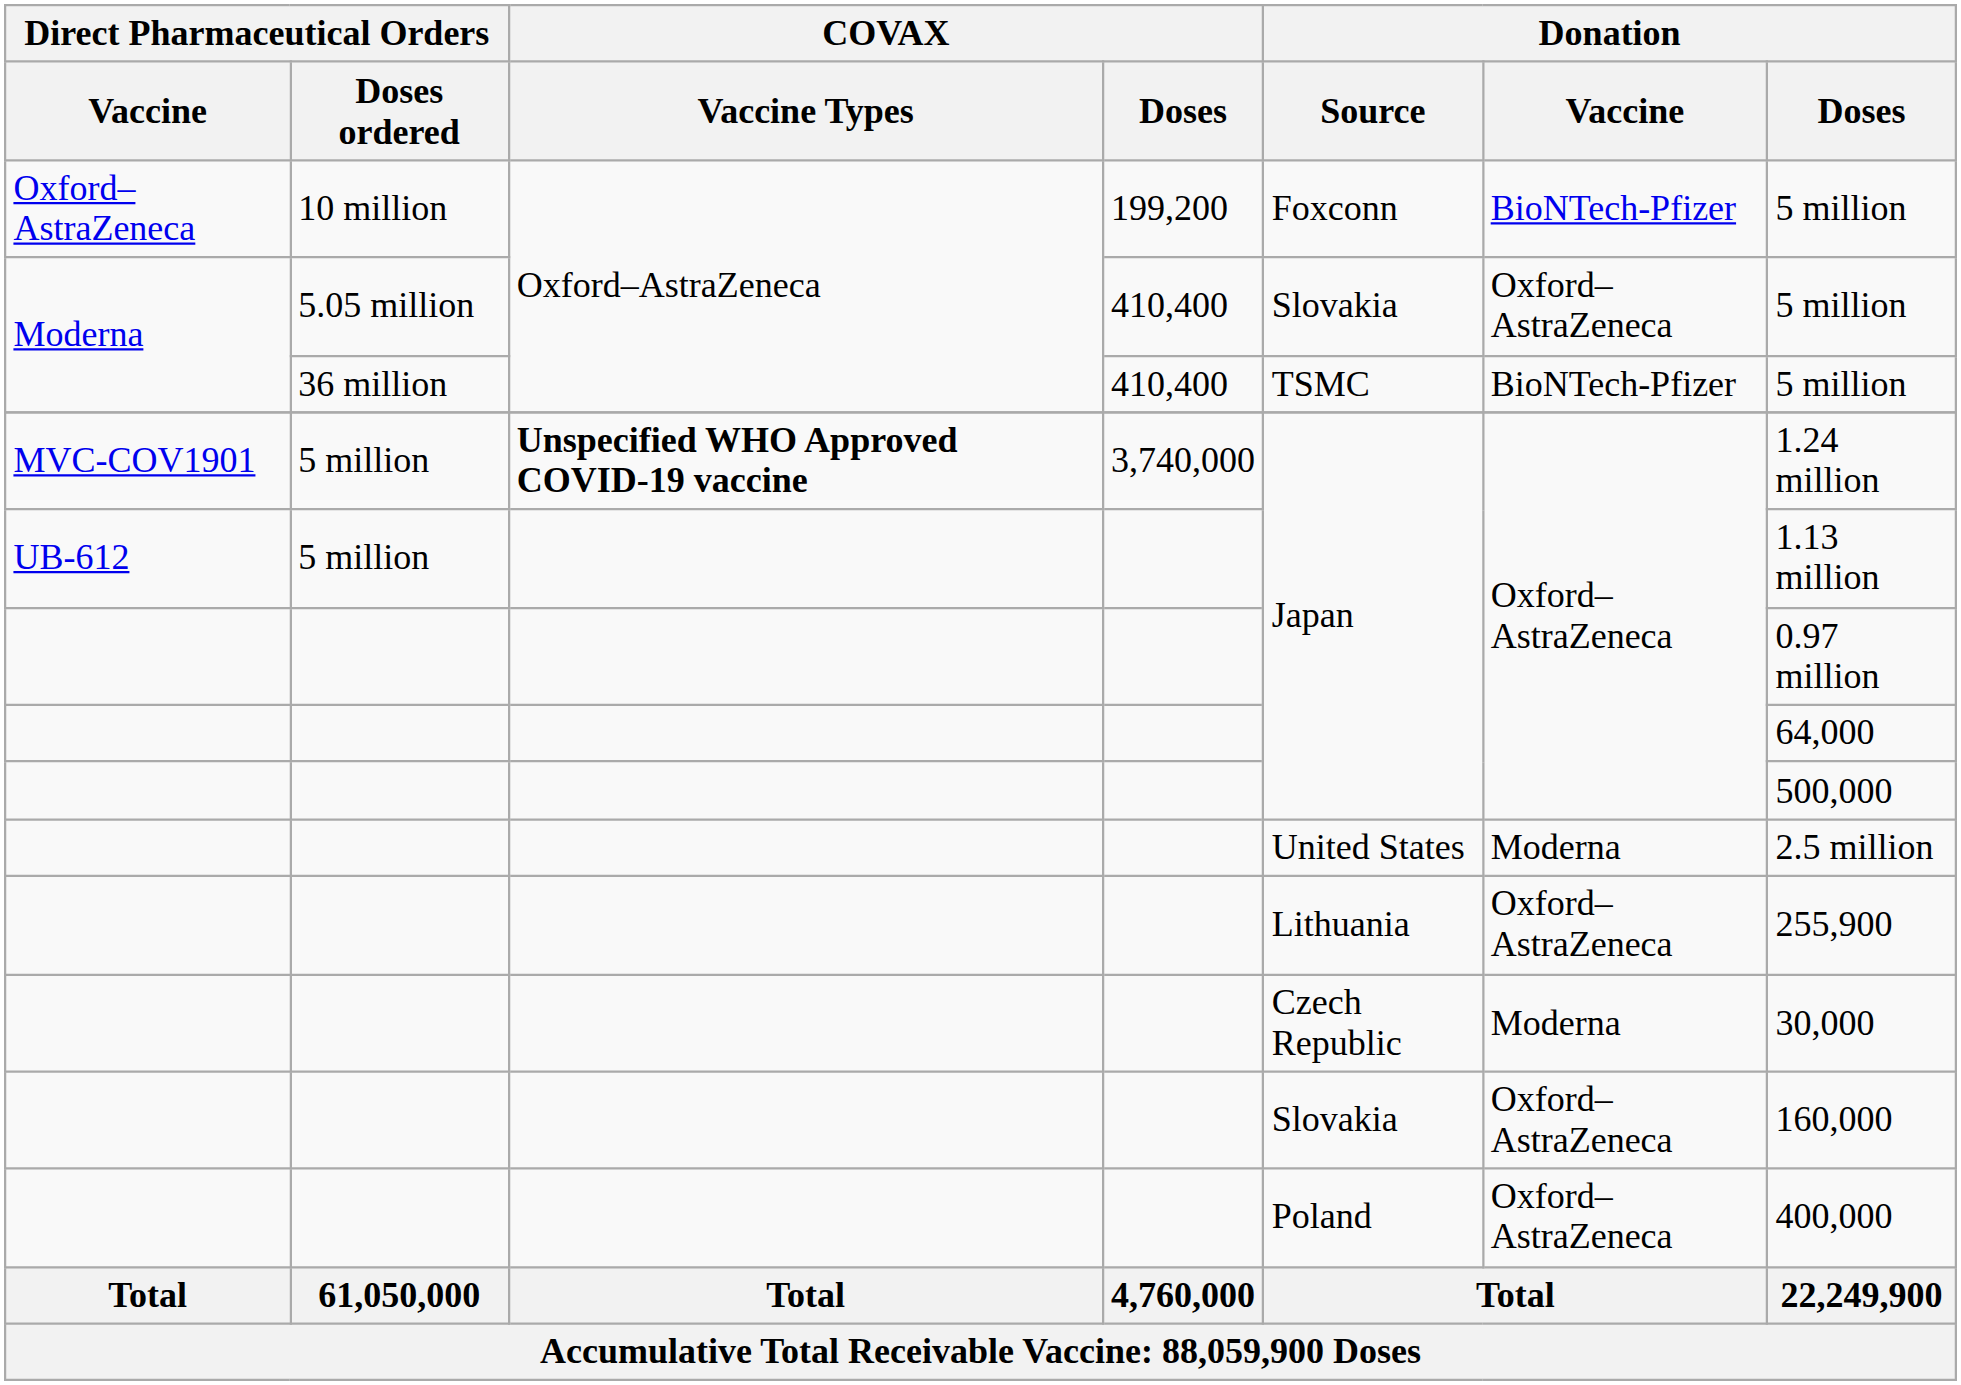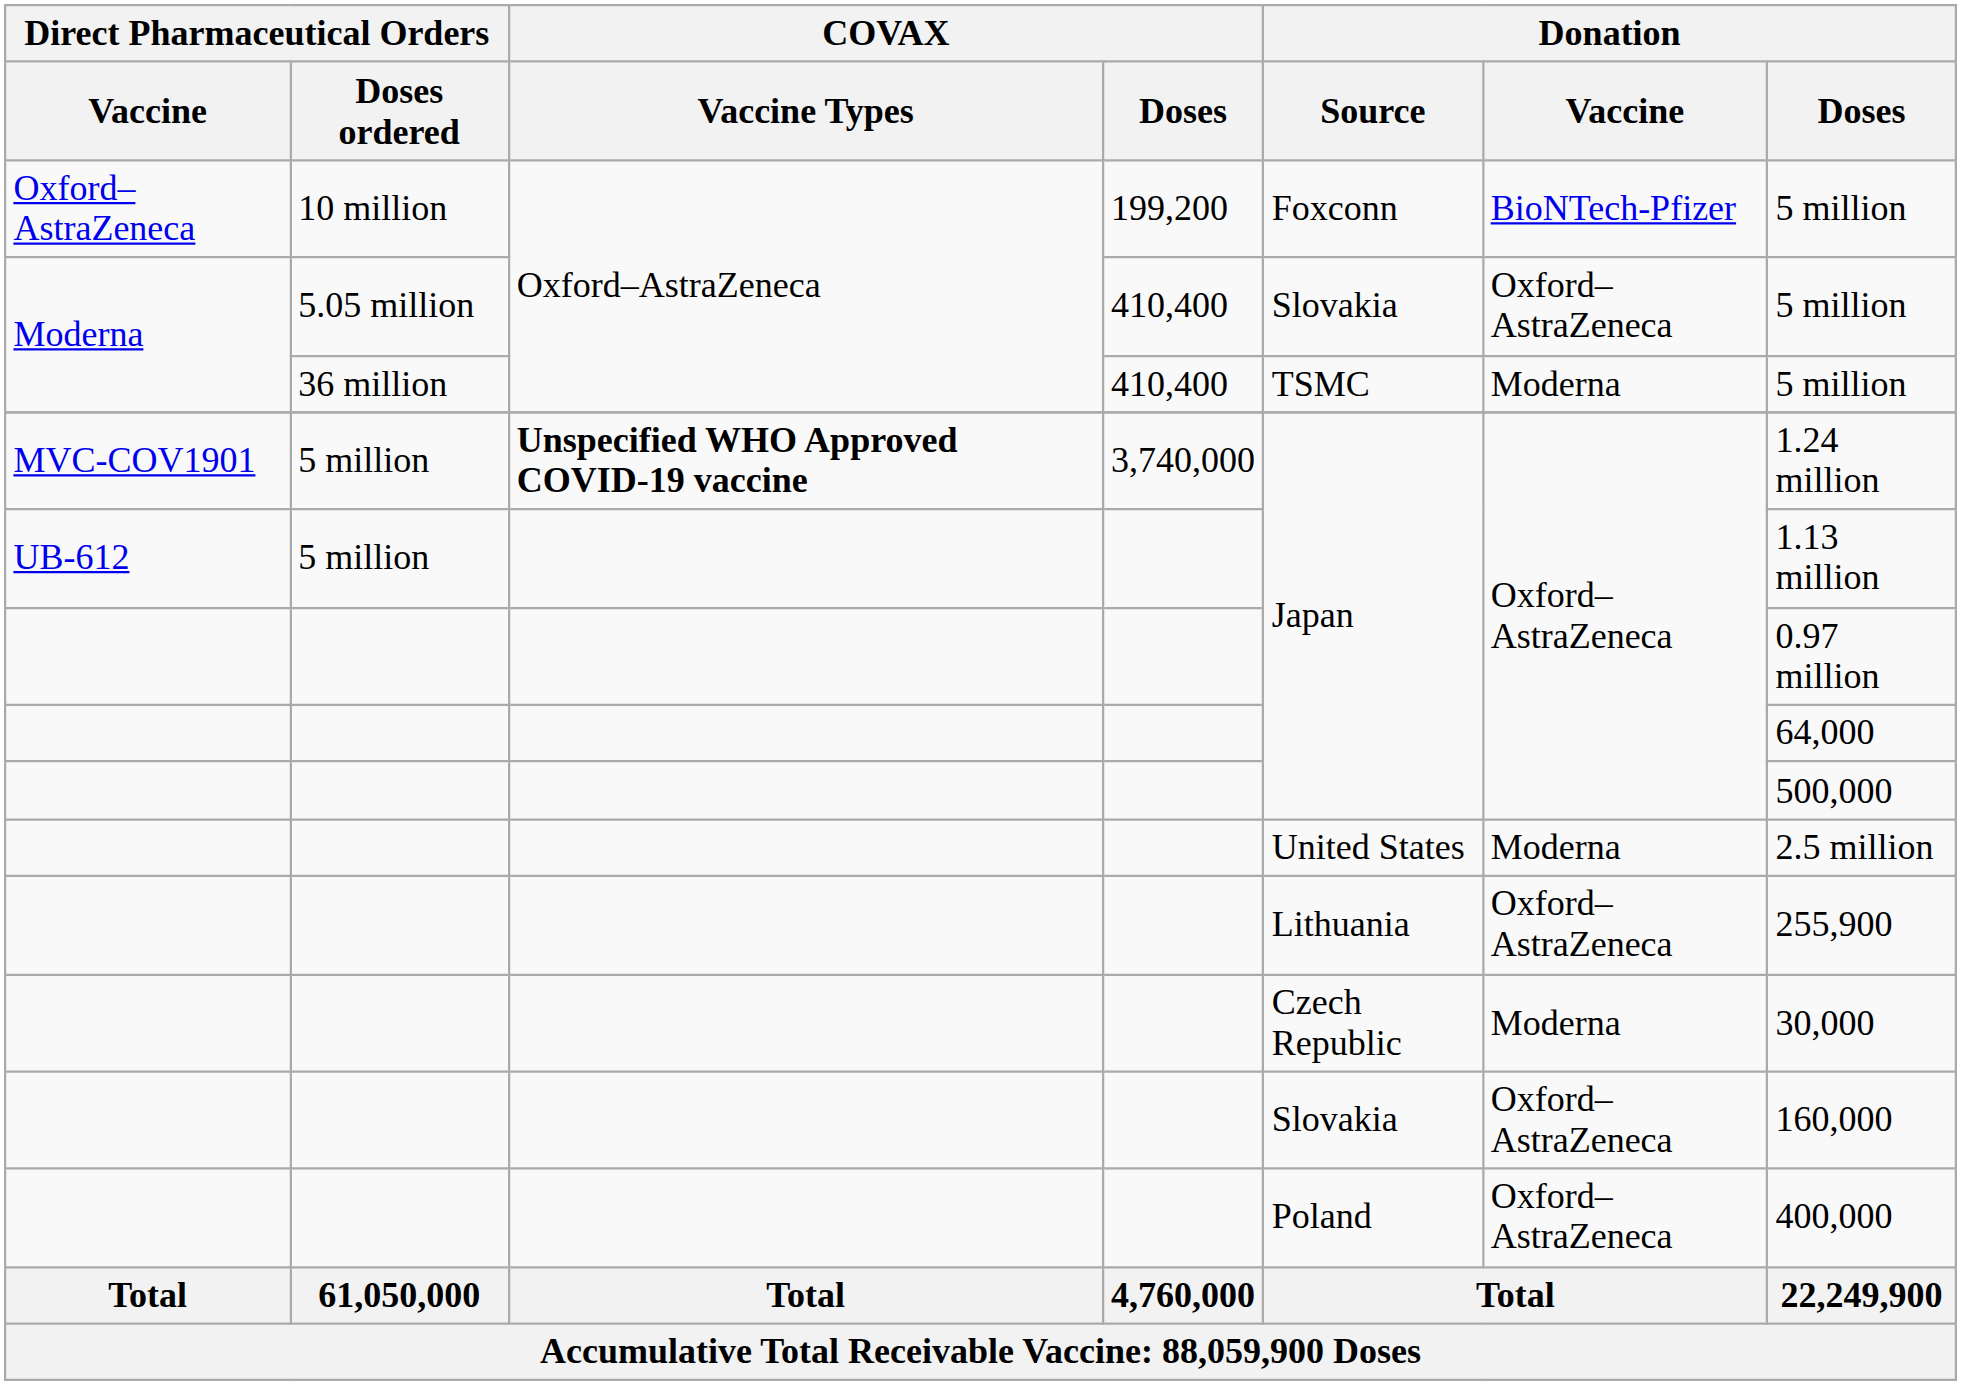(1613, 382) BioNTech-Pfizer -> (1556, 382) Moderna
